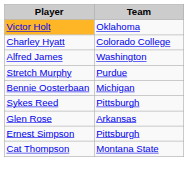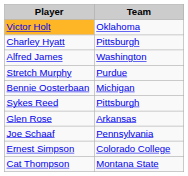(133, 42) Colorado College -> (118, 42) Pittsburgh
+ row: (31, 133)
(118, 133) Pittsburgh -> (133, 149) Colorado College
